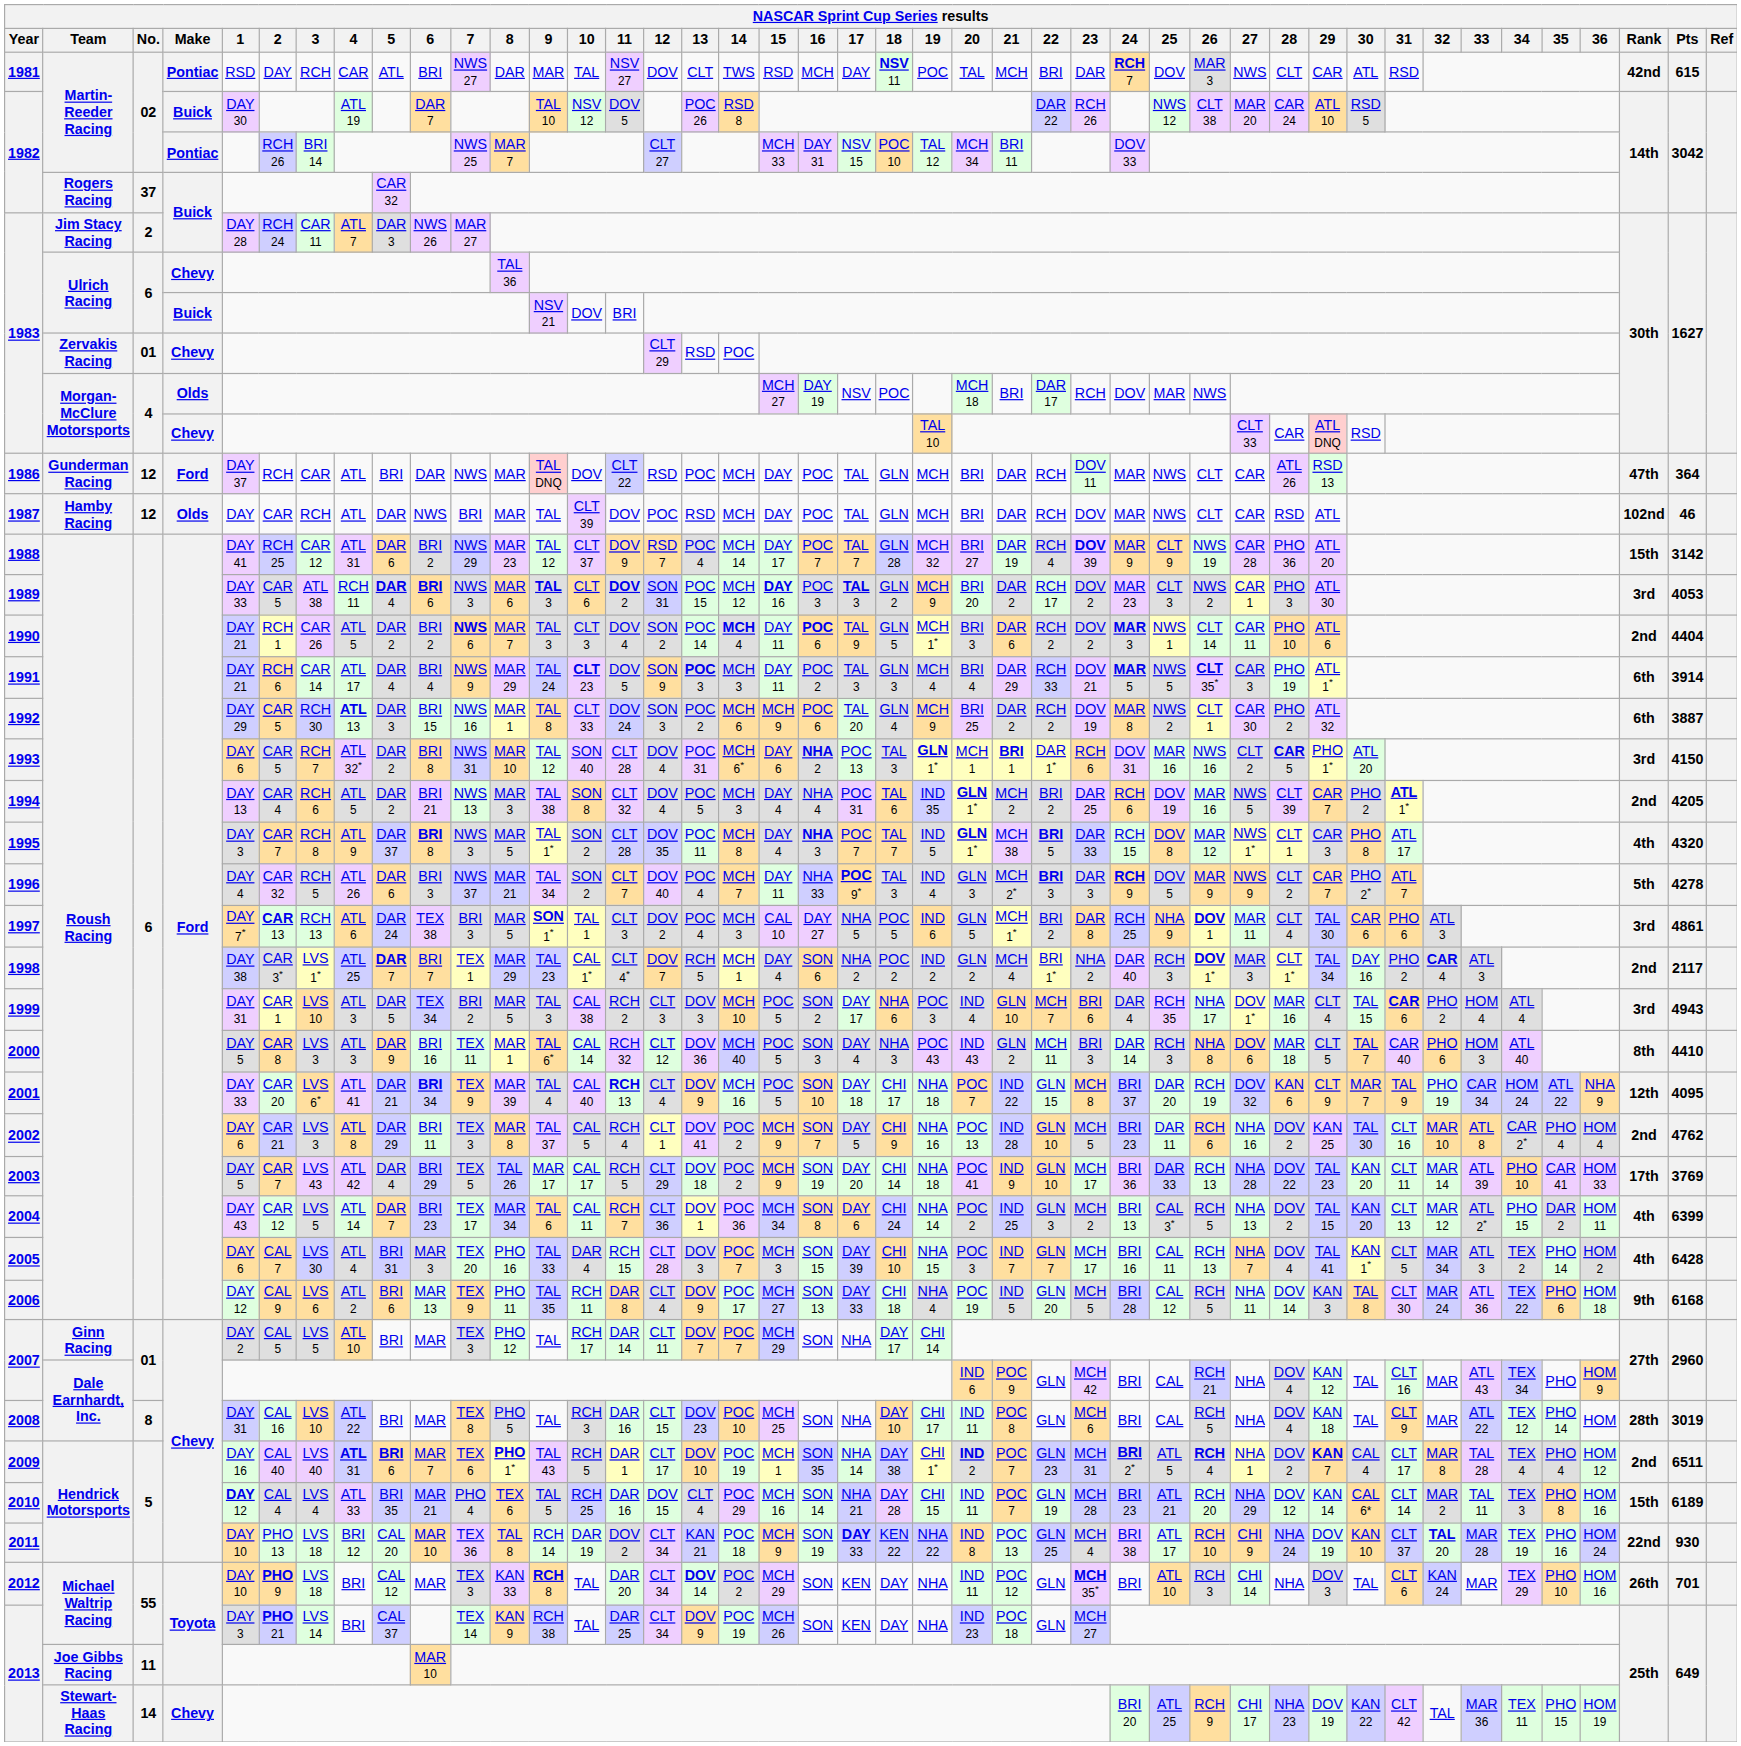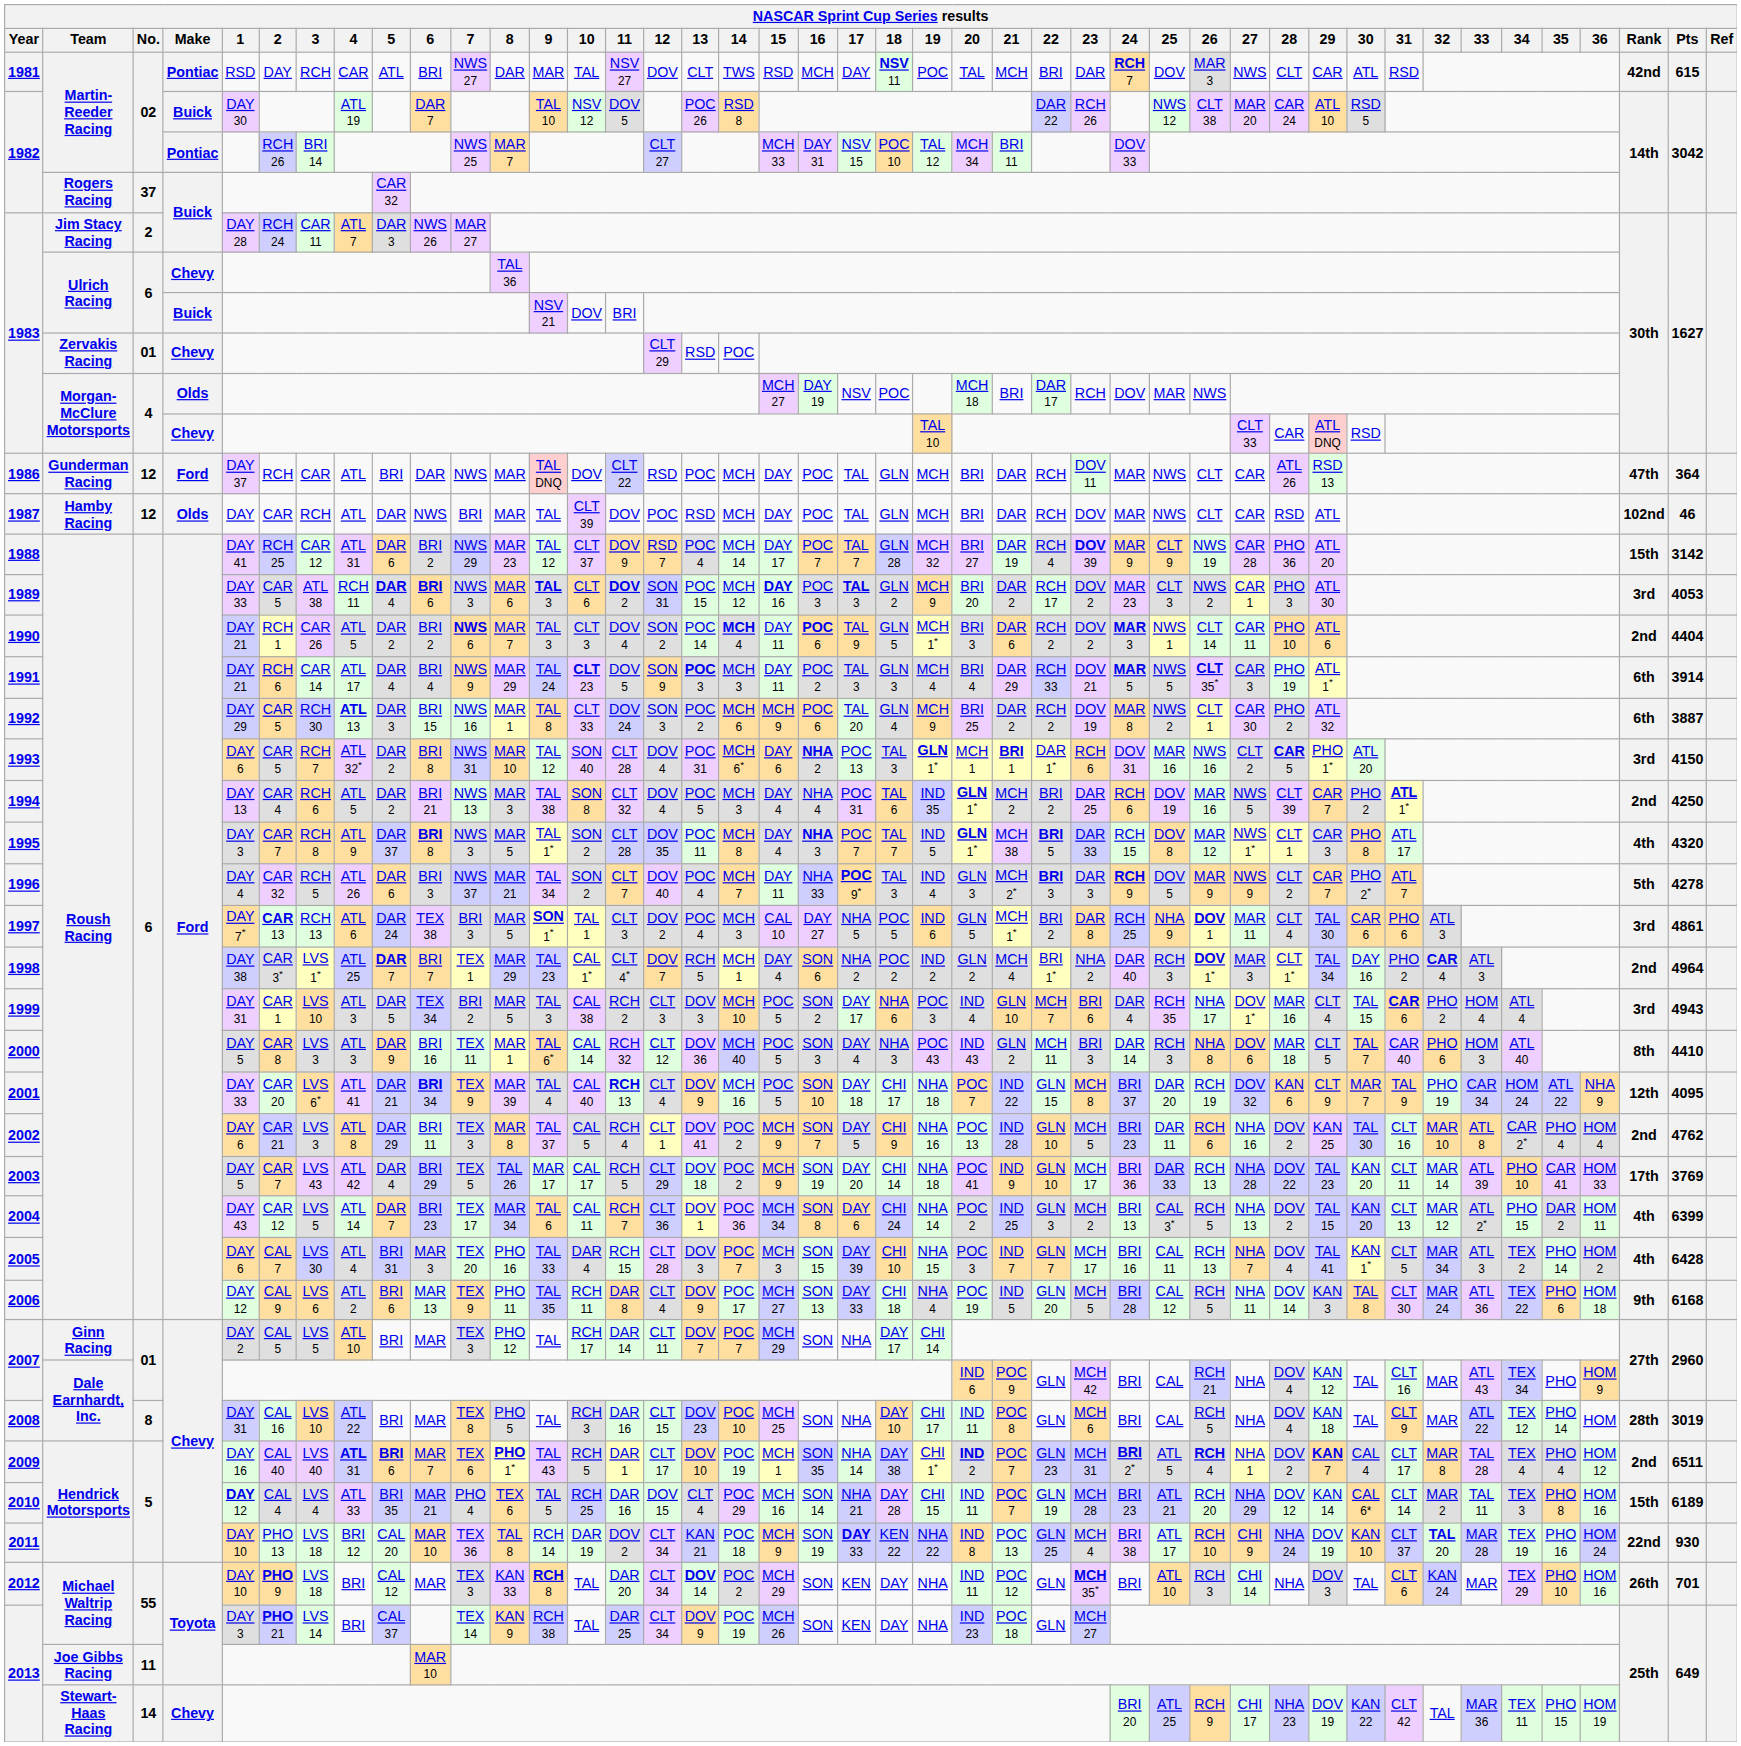(1687, 801) 4205 -> (1687, 801) 4250
(1687, 968) 2117 -> (1687, 968) 4964
